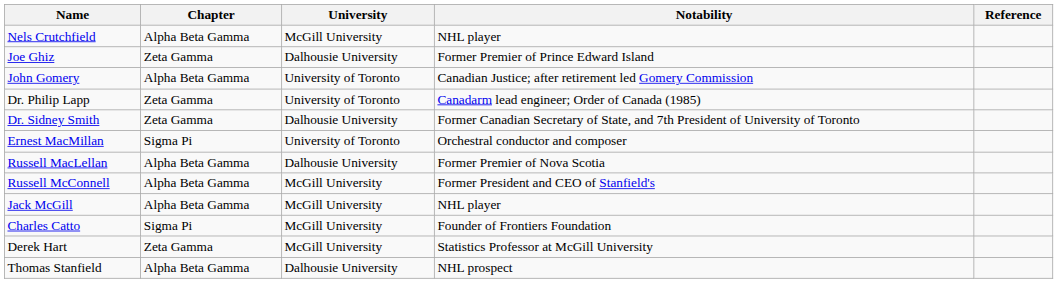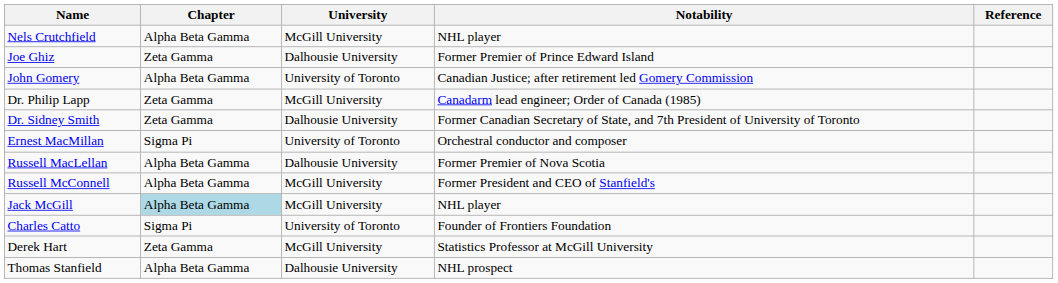(342, 99) University of Toronto -> (333, 99) McGill University
(197, 204) no background -> (197, 204) lightblue background
(333, 225) McGill University -> (342, 225) University of Toronto
